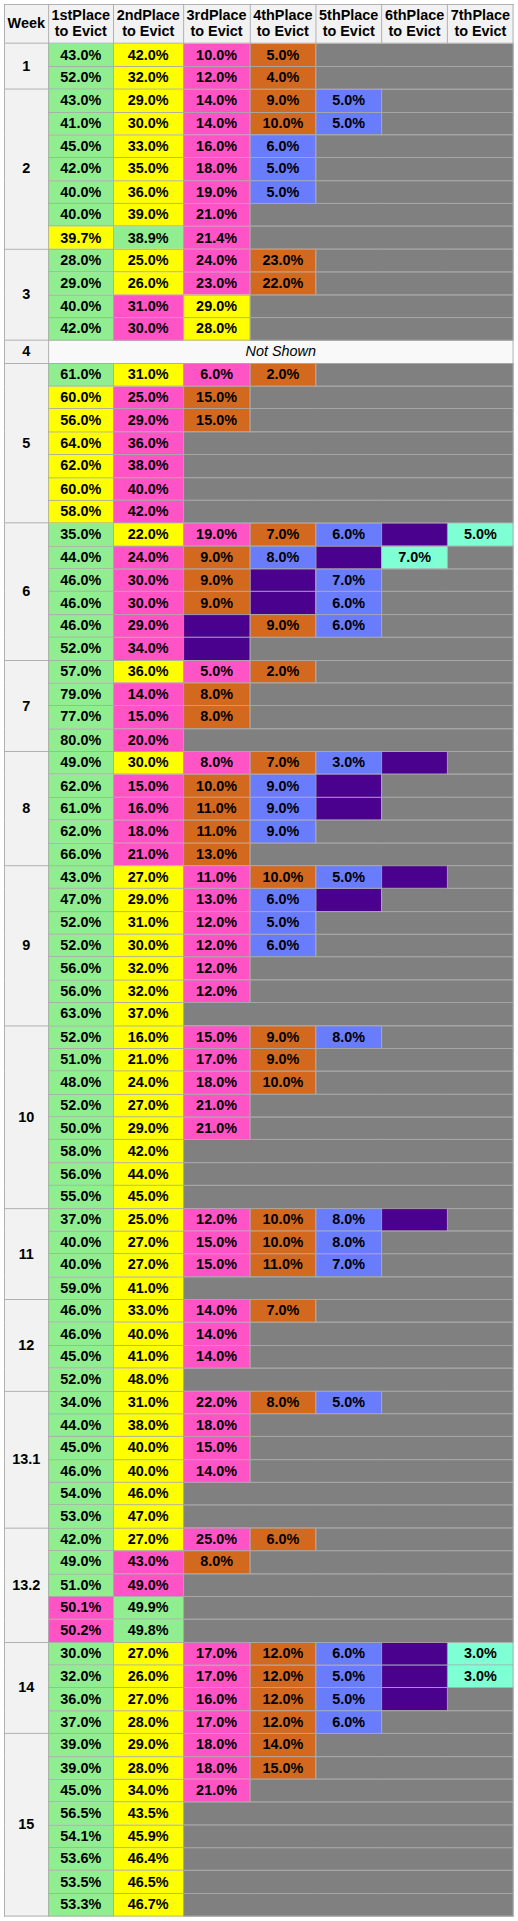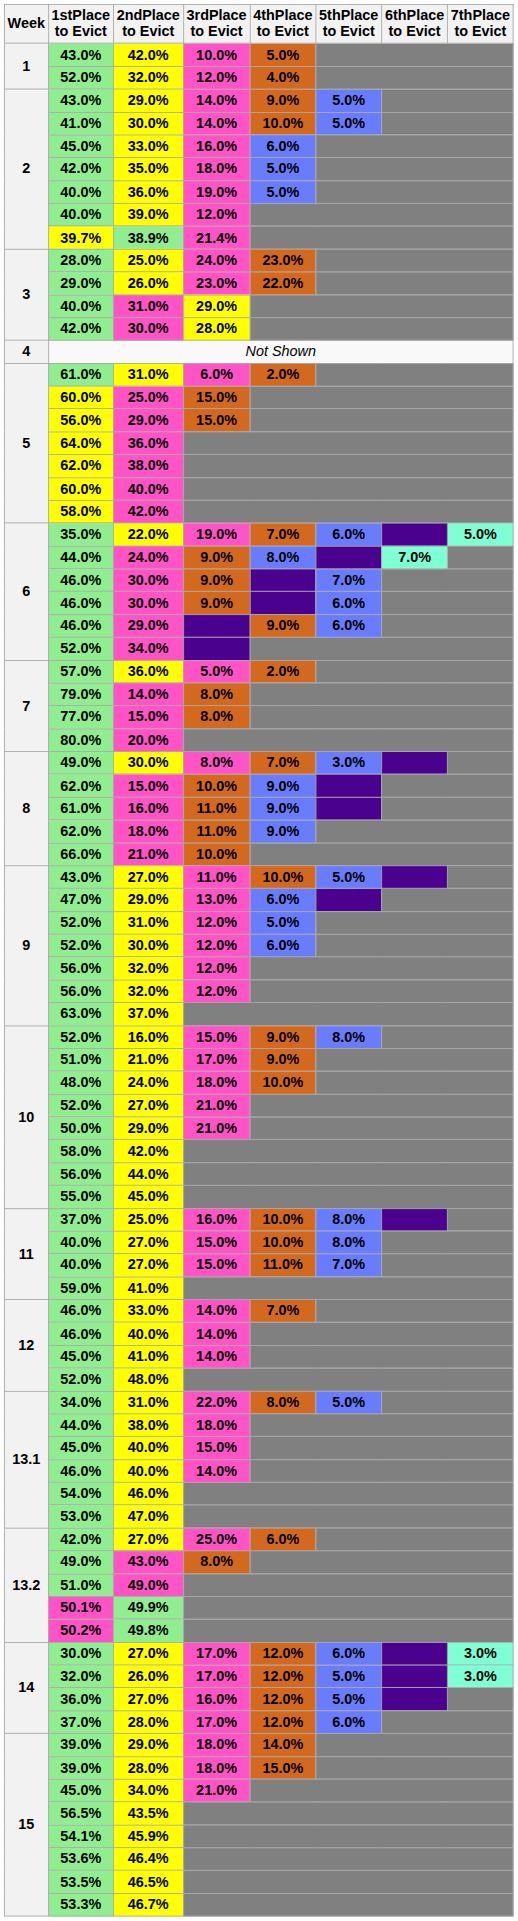(217, 214) 21.0% -> (217, 214) 12.0%
(217, 854) 13.0% -> (217, 854) 10.0%
(217, 1219) 12.0% -> (217, 1219) 16.0%
